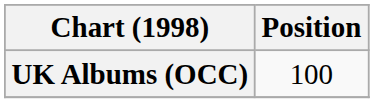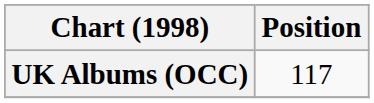(311, 73) 100 -> (311, 73) 117
